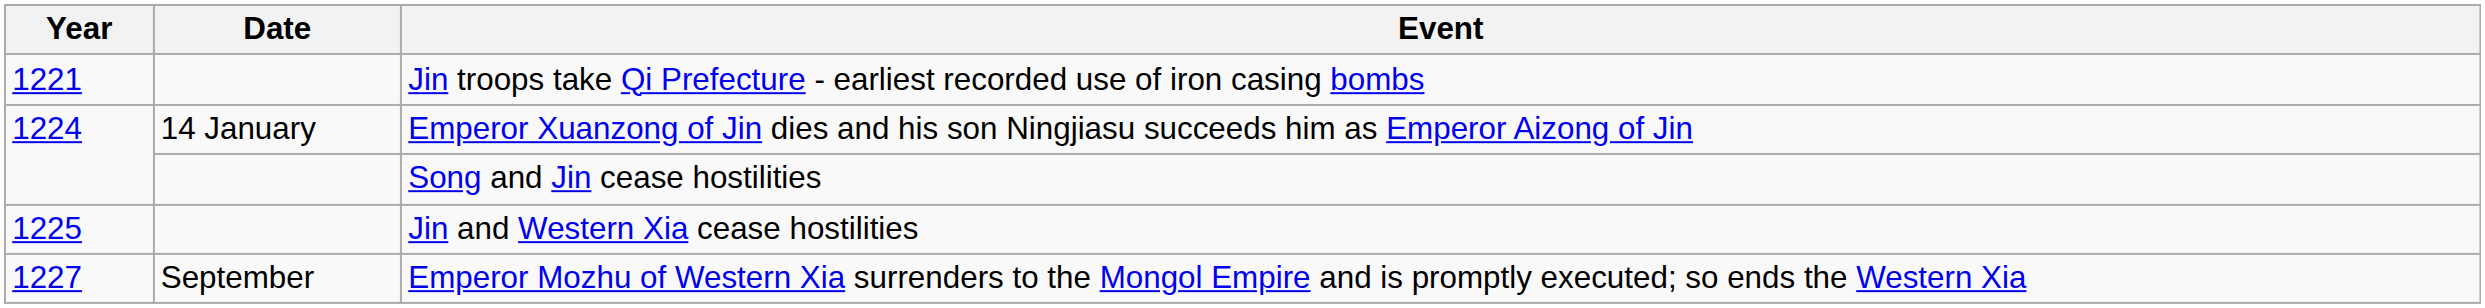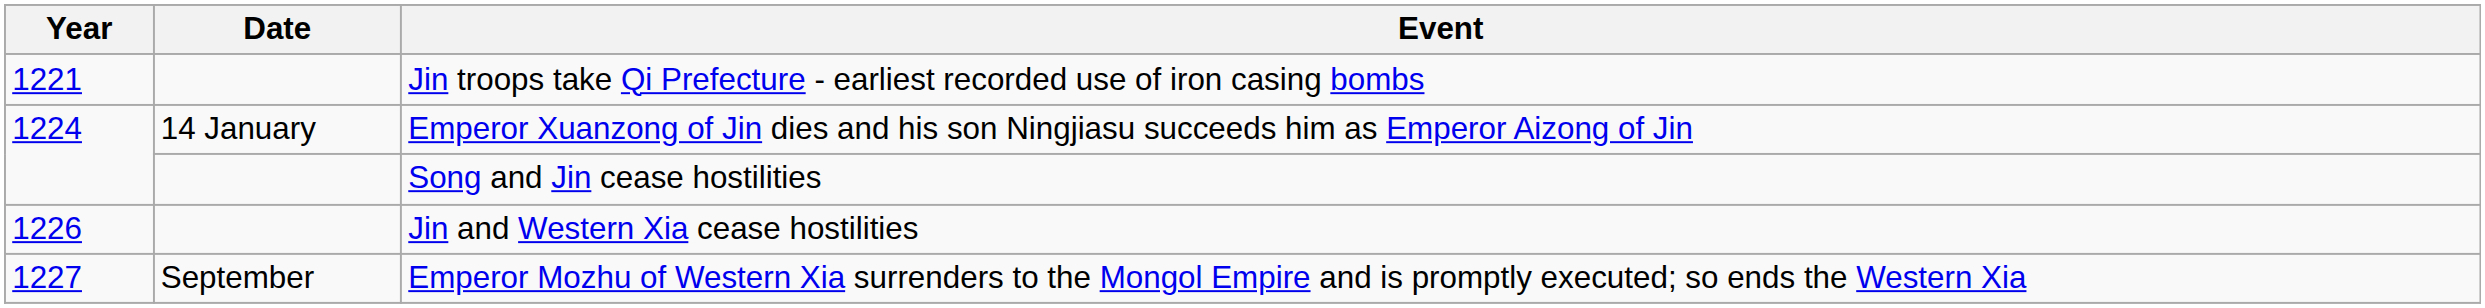(47, 228) 1225 -> (47, 228) 1226
